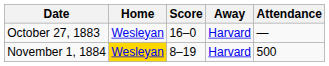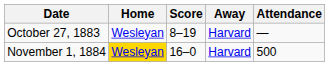(183, 33) 16–0 -> (183, 33) 8–19
(183, 52) 8–19 -> (183, 52) 16–0
